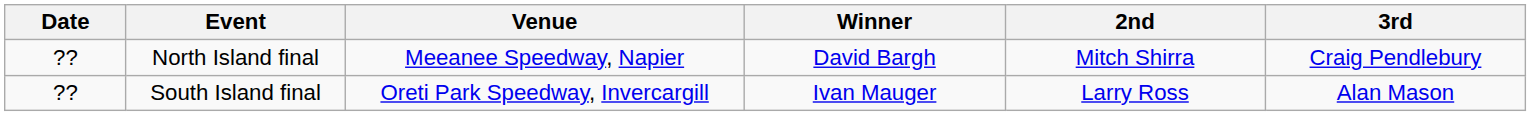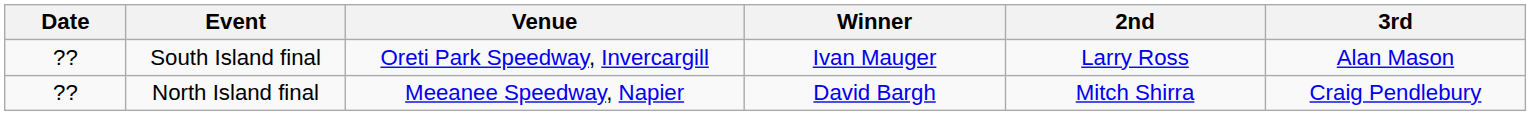rows swapped: (236, 92) <-> (236, 57)
